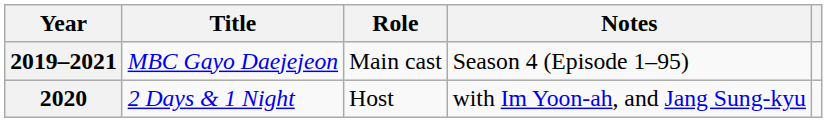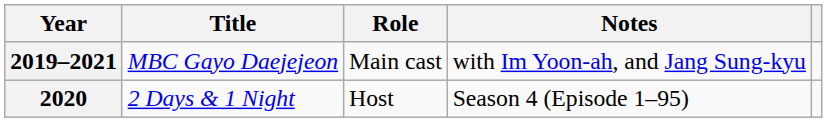(571, 60) Season 4 (Episode 1–95) -> (629, 60) with Im Yoon-ah, and Jang Sung-kyu
(629, 98) with Im Yoon-ah, and Jang Sung-kyu -> (571, 98) Season 4 (Episode 1–95)
